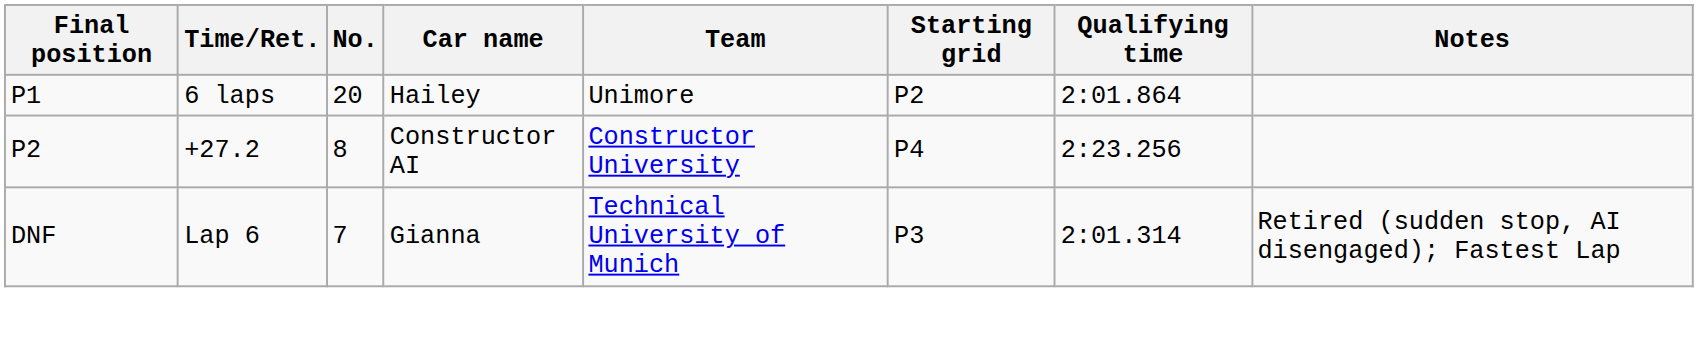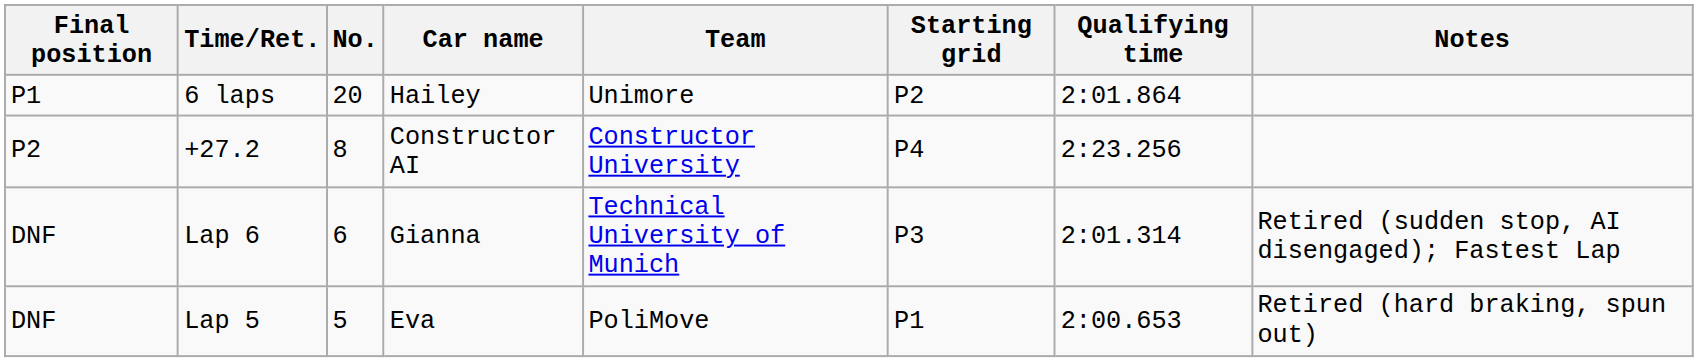(340, 236) 7 -> (340, 236) 6
+ row: (222, 321)
